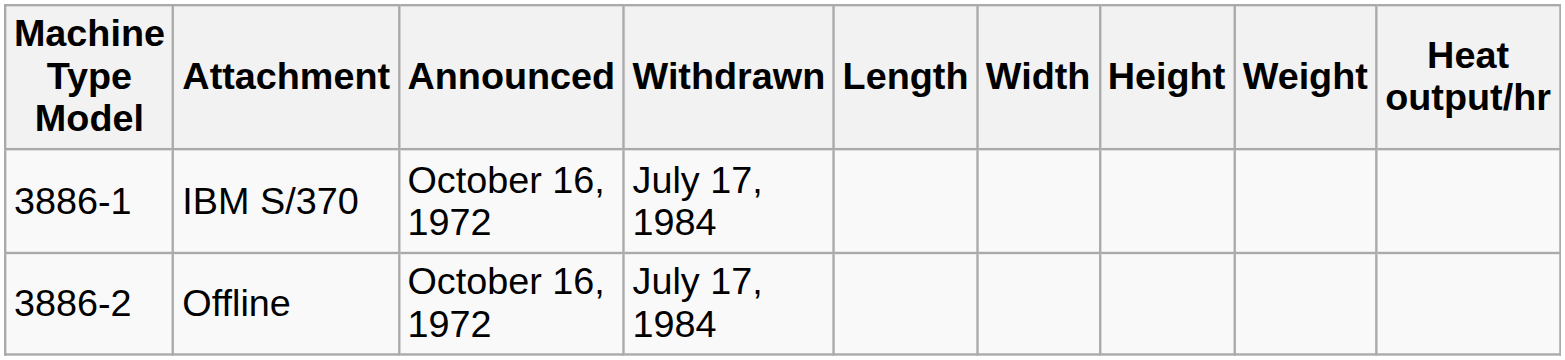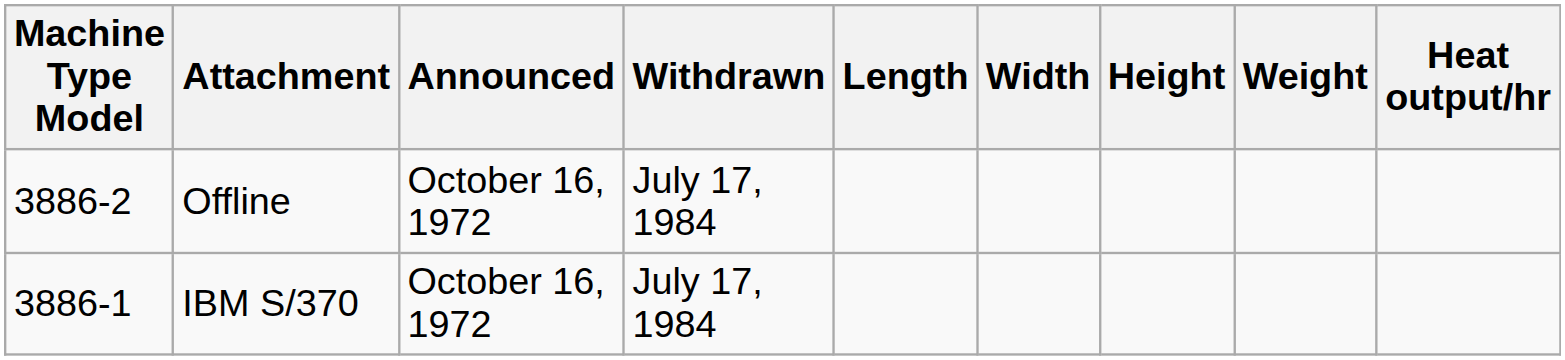rows swapped: (271, 200) <-> (237, 302)
